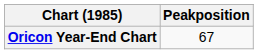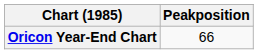(206, 37) 67 -> (206, 37) 66
